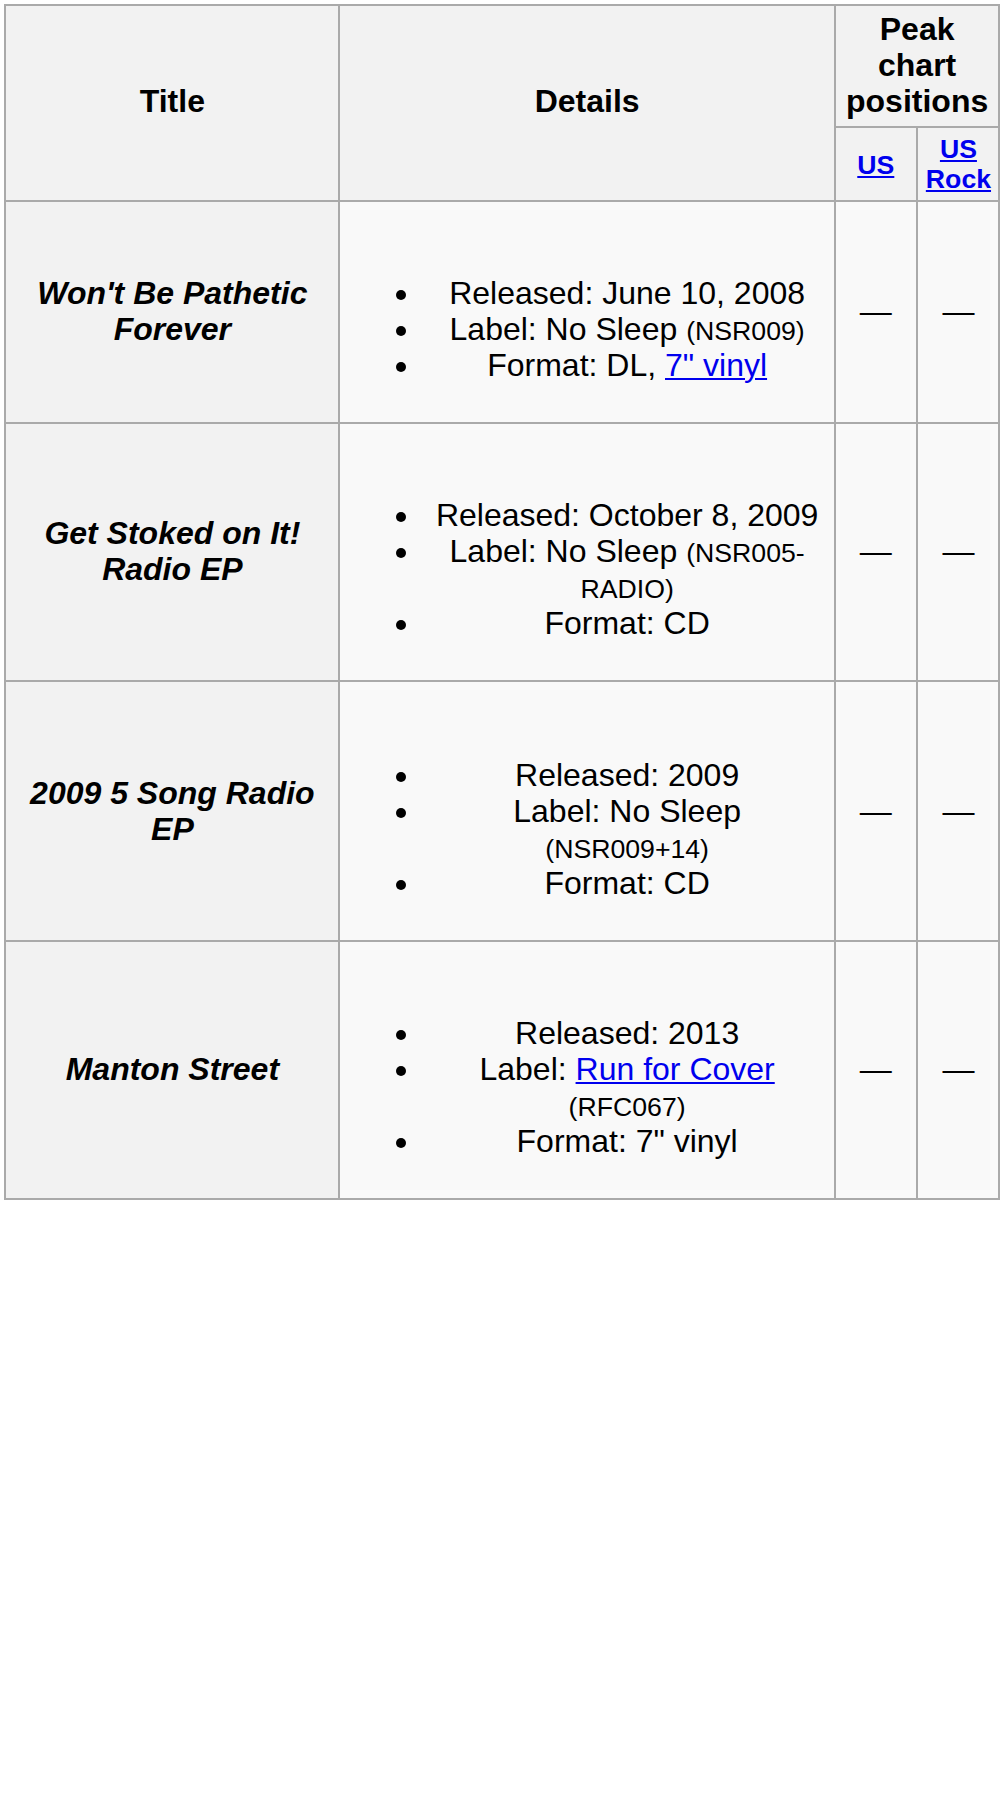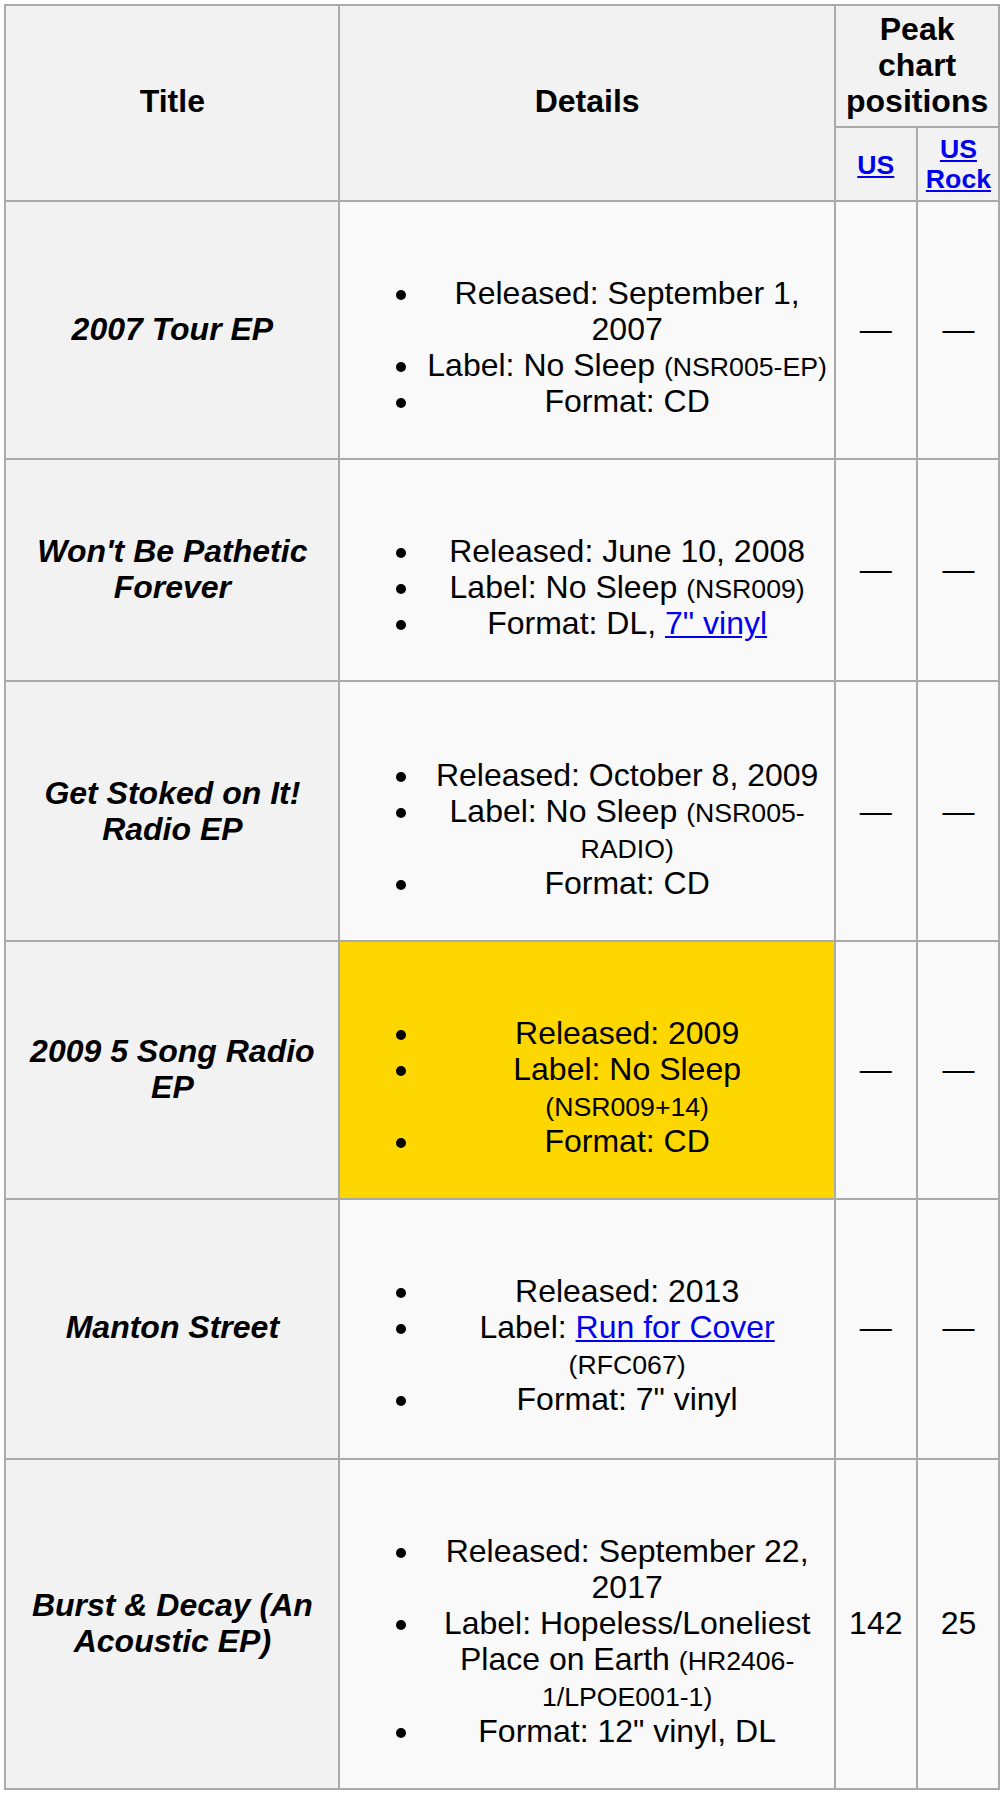+ row: (172, 329)
(587, 829) no background -> (587, 1088) gold background
+ row: (172, 1622)
